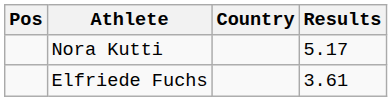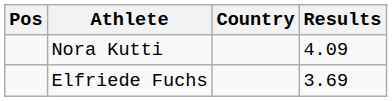(326, 50) 5.17 -> (326, 50) 4.09
(326, 80) 3.61 -> (326, 80) 3.69
